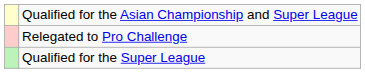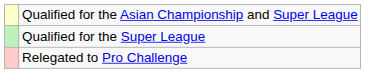rows swapped: (114, 57) <-> (105, 36)
